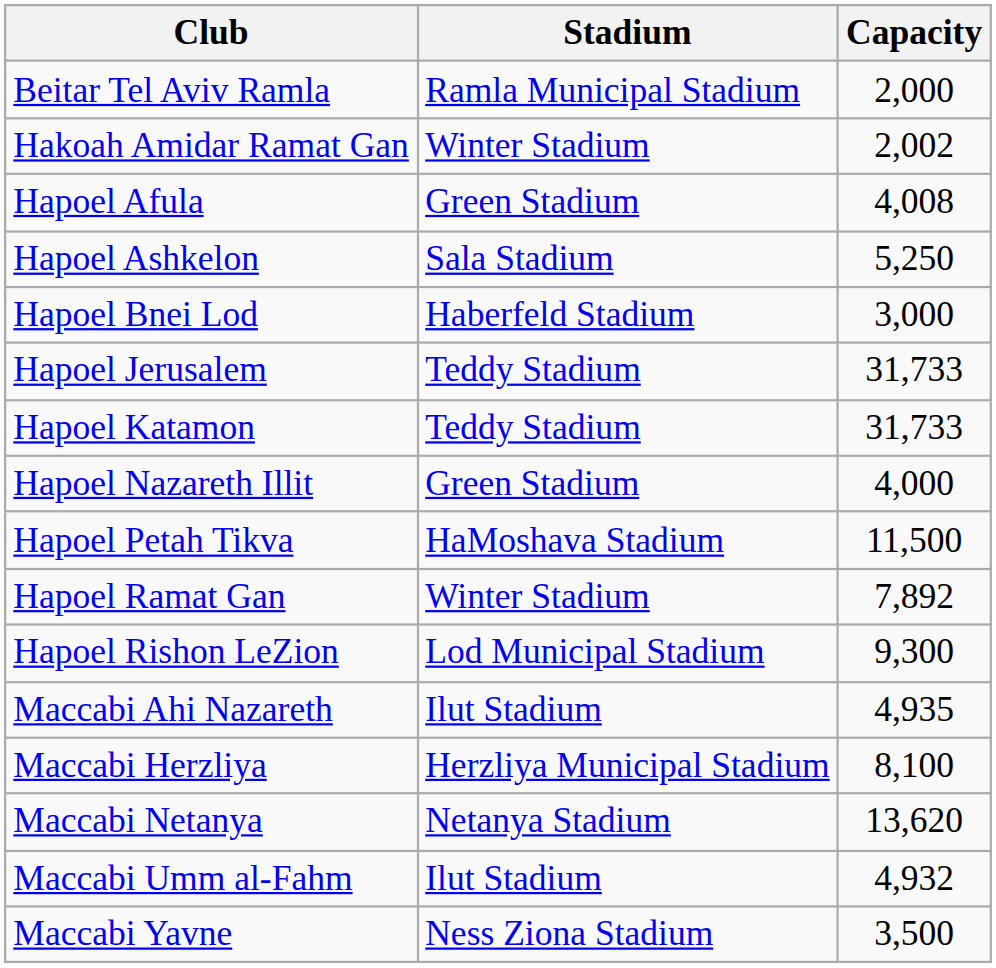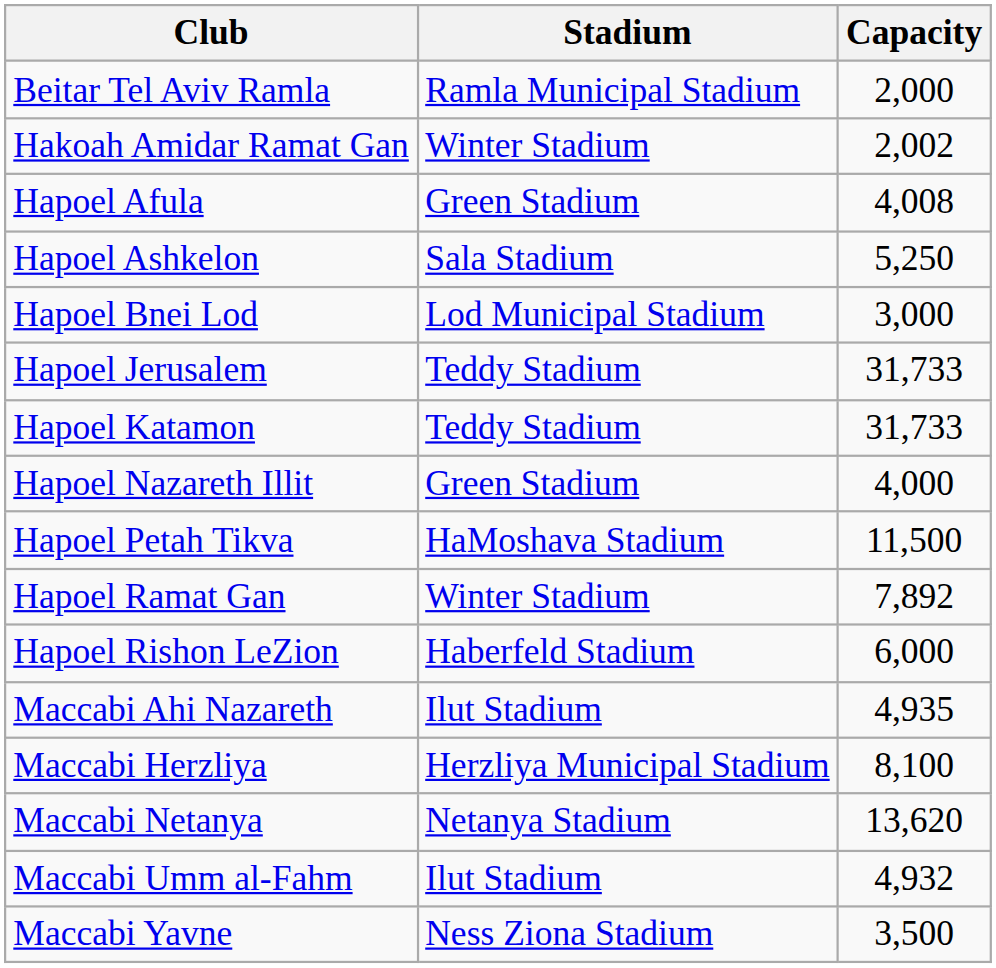(560, 314) Haberfeld Stadium -> (595, 314) Lod Municipal Stadium
(595, 652) Lod Municipal Stadium -> (560, 652) Haberfeld Stadium
(914, 652) 9,300 -> (914, 652) 6,000
